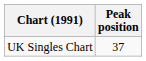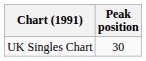(118, 46) 37 -> (118, 46) 30
